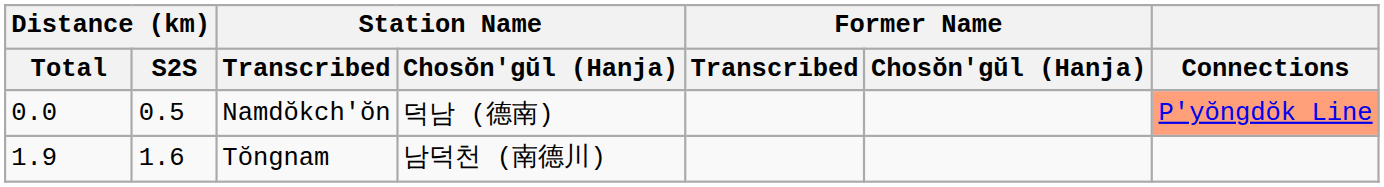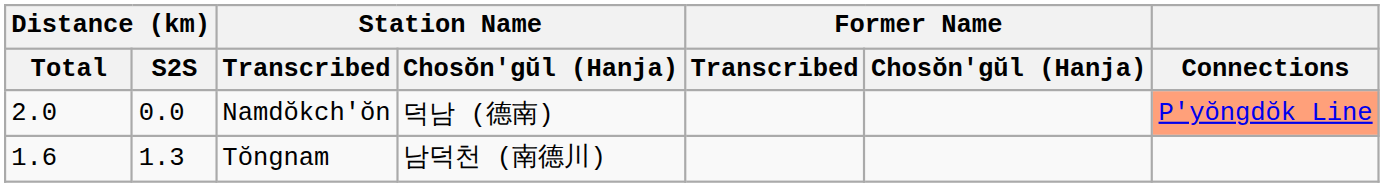(34, 113) 0.0 -> (34, 113) 2.0
(162, 113) 0.5 -> (162, 113) 0.0
(34, 158) 1.9 -> (34, 158) 1.6
(162, 158) 1.6 -> (162, 158) 1.3
